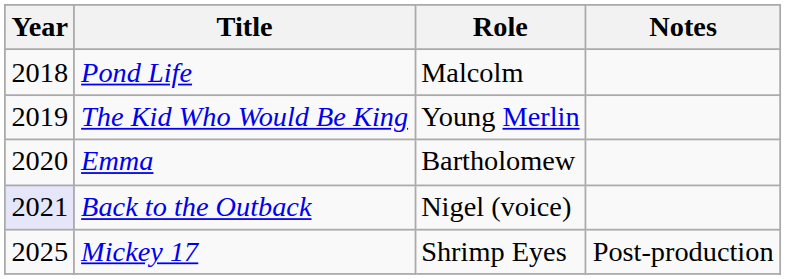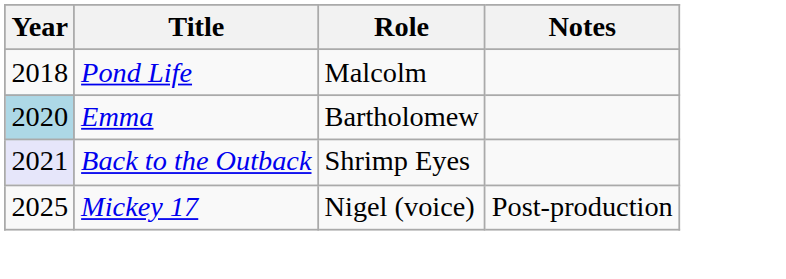- row: (245, 116)
(40, 161) no background -> (40, 116) lightblue background
(496, 206) Nigel (voice) -> (397, 161) Shrimp Eyes
(494, 251) Shrimp Eyes -> (400, 206) Nigel (voice)
